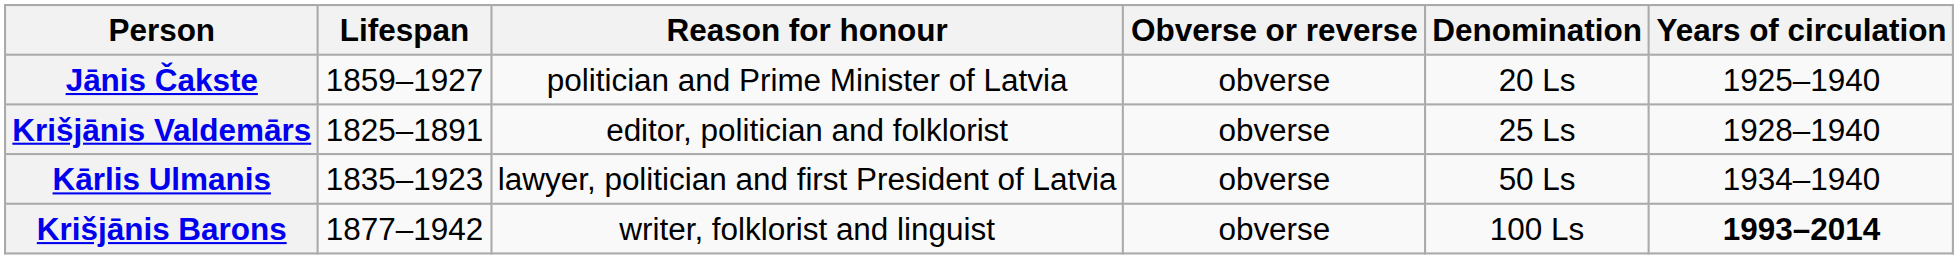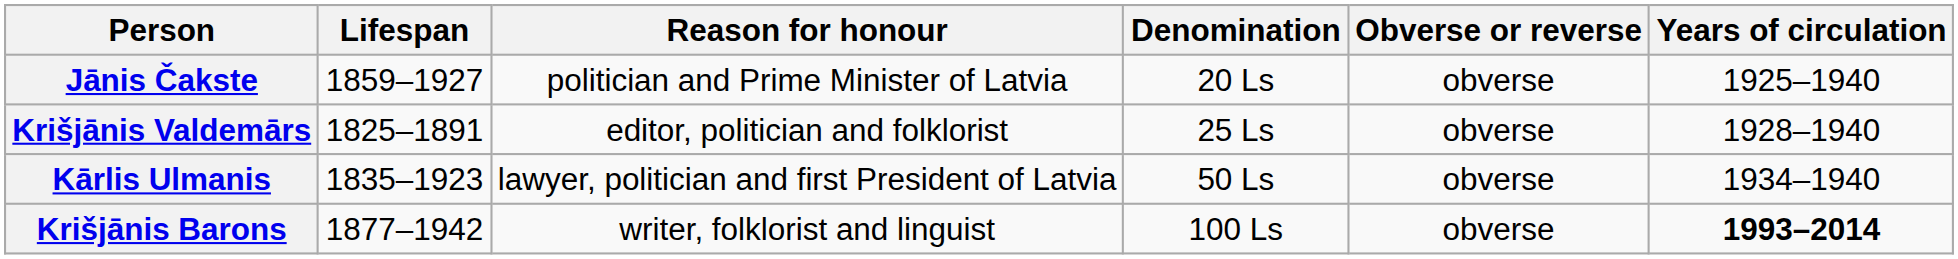columns swapped: (1537, 30) <-> (1274, 30)
